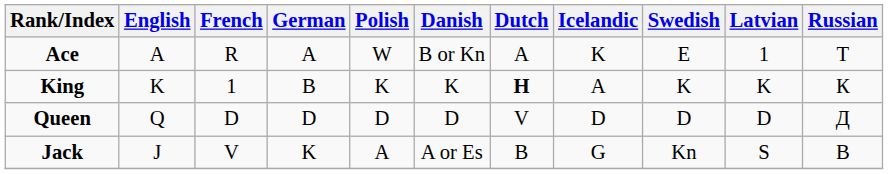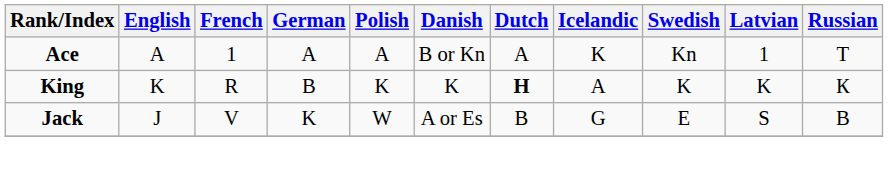(231, 53) R -> (231, 53) 1
(382, 53) W -> (382, 53) A
(684, 53) E -> (684, 53) Kn
(231, 86) 1 -> (231, 86) R
- row: (62, 119)
(382, 151) A -> (382, 119) W
(684, 151) Kn -> (684, 119) E
